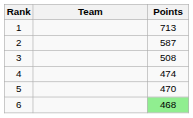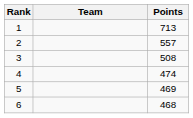(168, 43) 587 -> (168, 43) 557
(168, 89) 470 -> (168, 89) 469
(168, 105) lightgreen background -> (168, 105) no background
